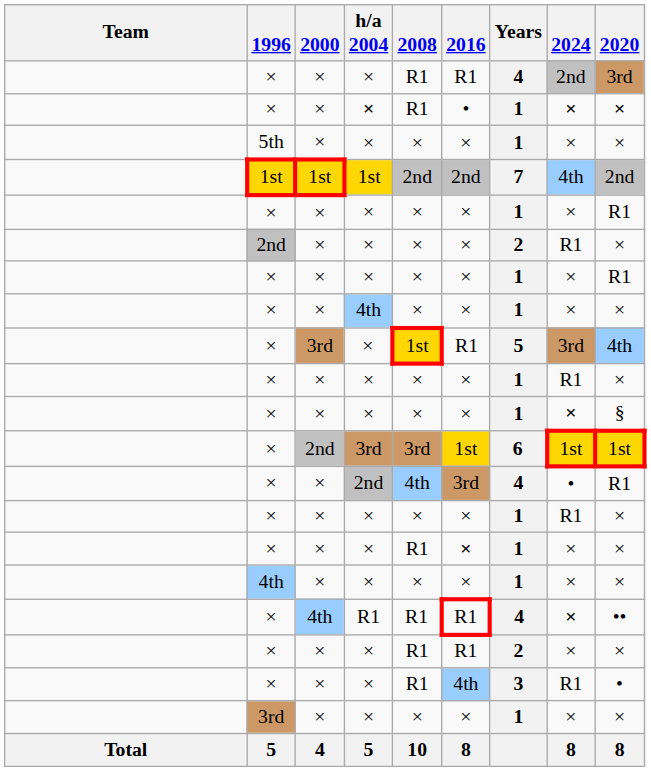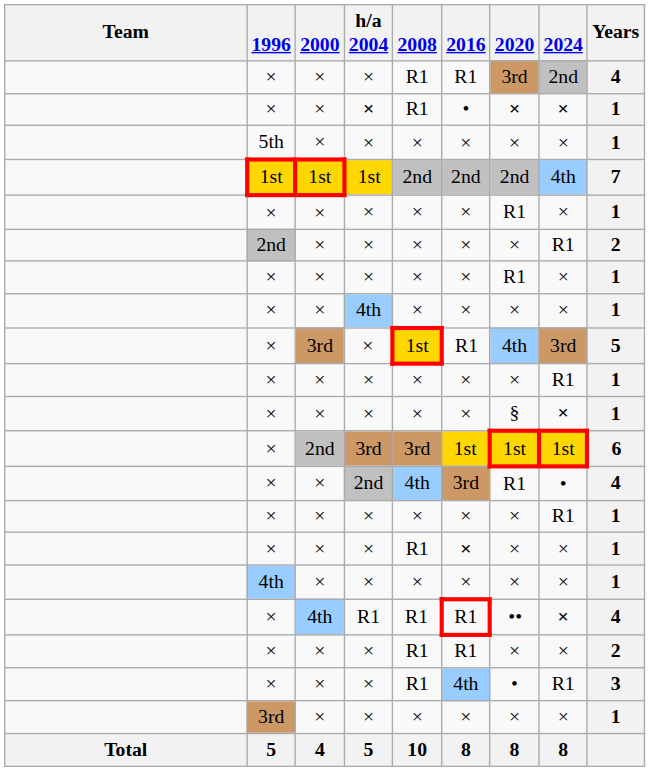columns swapped: (620, 44) <-> (518, 32)
